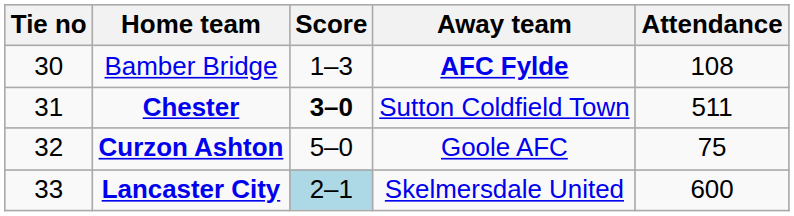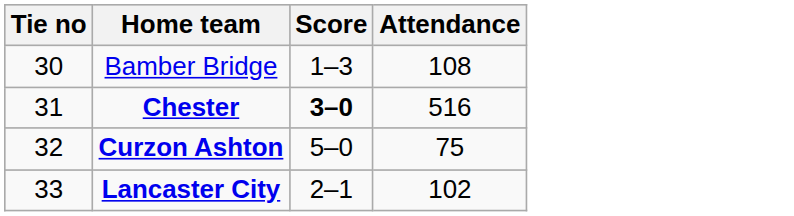- column: (504, 25)
(712, 107) 511 -> (450, 107) 516
(331, 189) lightblue background -> (331, 189) no background
(712, 189) 600 -> (450, 189) 102
